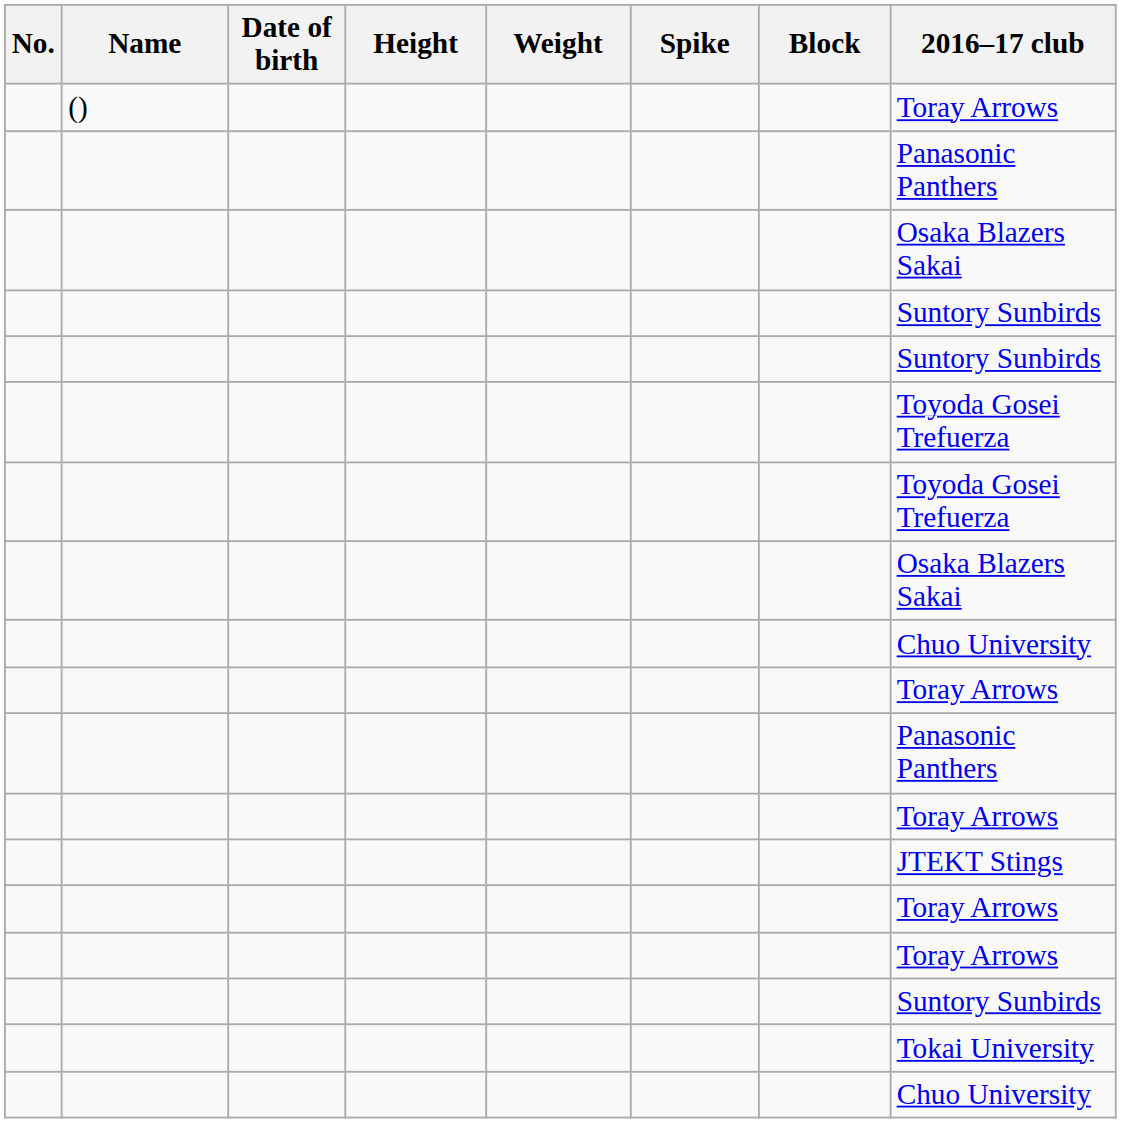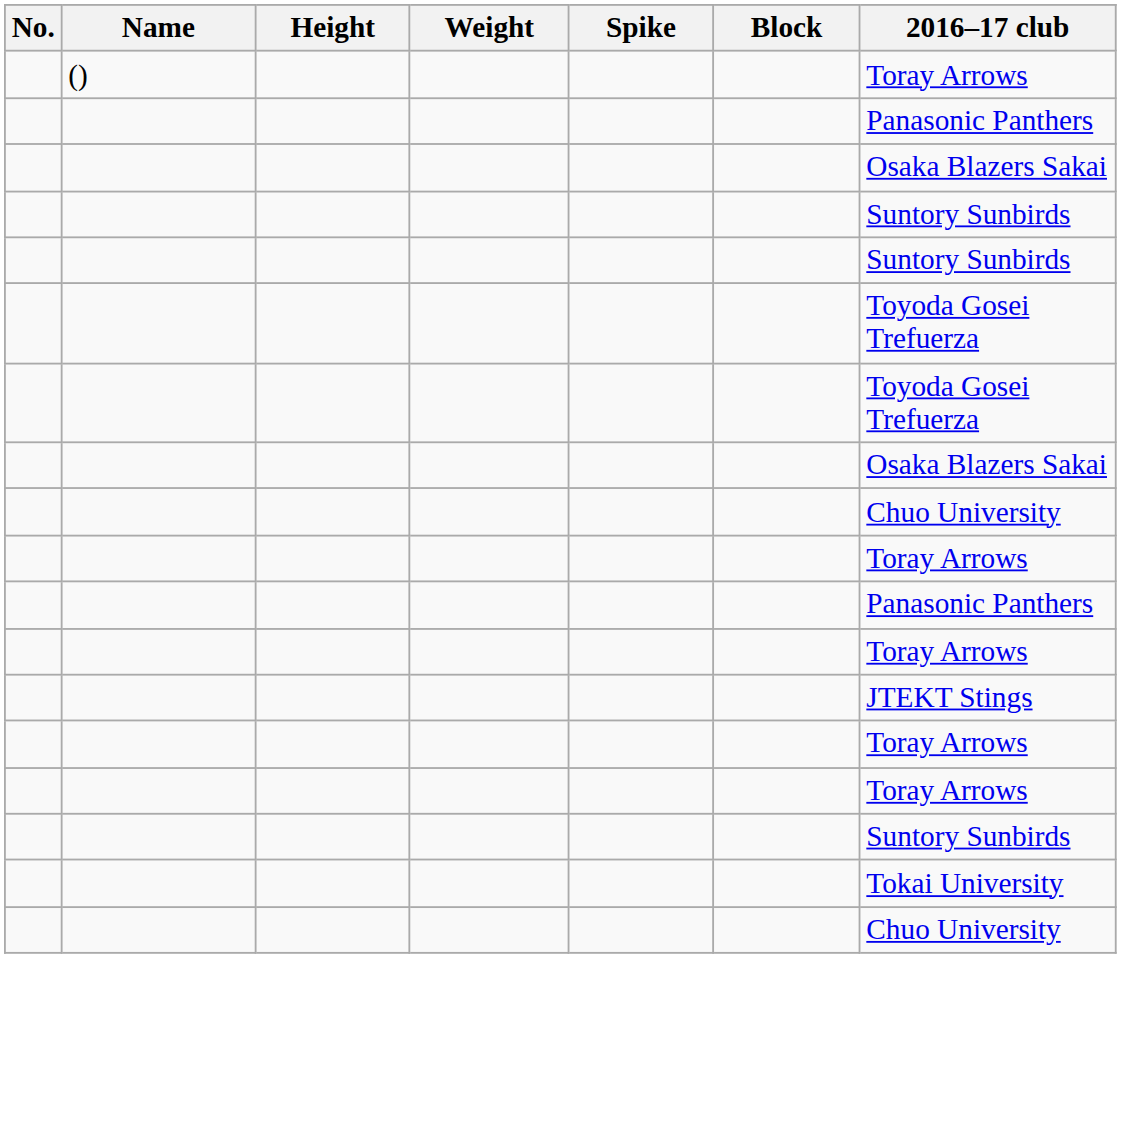- column: (287, 44)
